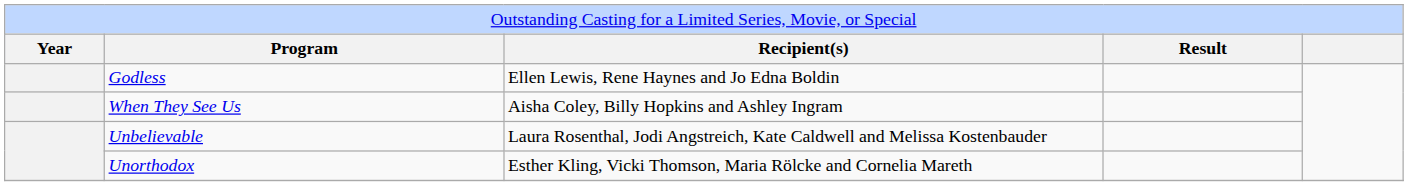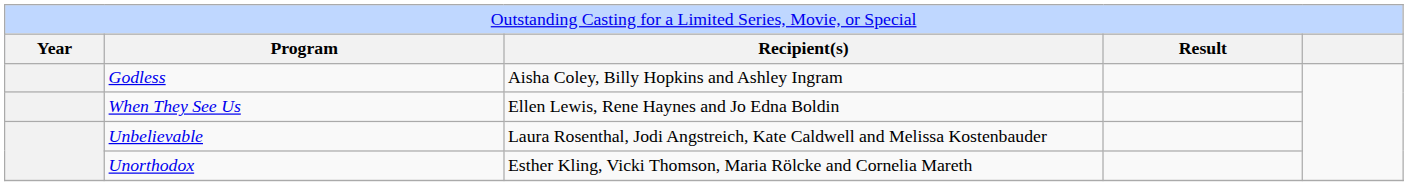(674, 77) Ellen Lewis, Rene Haynes and Jo Edna Boldin -> (675, 77) Aisha Coley, Billy Hopkins and Ashley Ingram
(675, 107) Aisha Coley, Billy Hopkins and Ashley Ingram -> (674, 107) Ellen Lewis, Rene Haynes and Jo Edna Boldin
